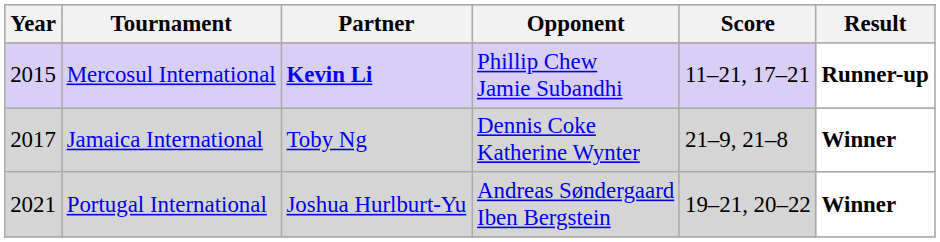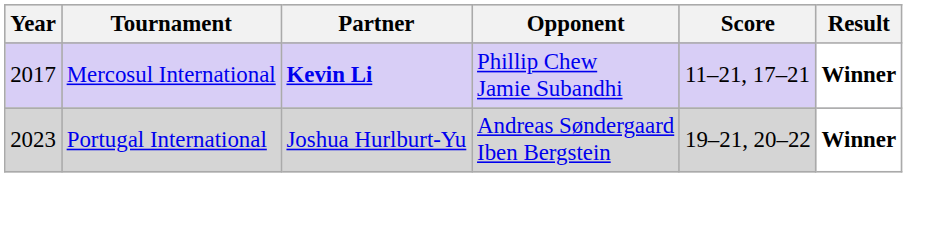(33, 75) 2015 -> (33, 75) 2017
(875, 75) Runner-up -> (859, 75) Winner
- row: (165, 139)
(33, 204) 2021 -> (33, 139) 2023
